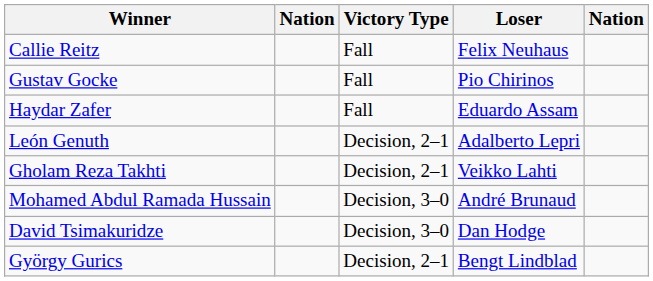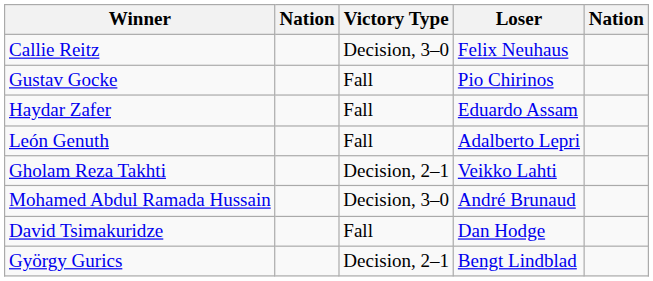(358, 49) Fall -> (396, 49) Decision, 3–0
(396, 140) Decision, 2–1 -> (358, 140) Fall
(396, 230) Decision, 3–0 -> (358, 230) Fall
